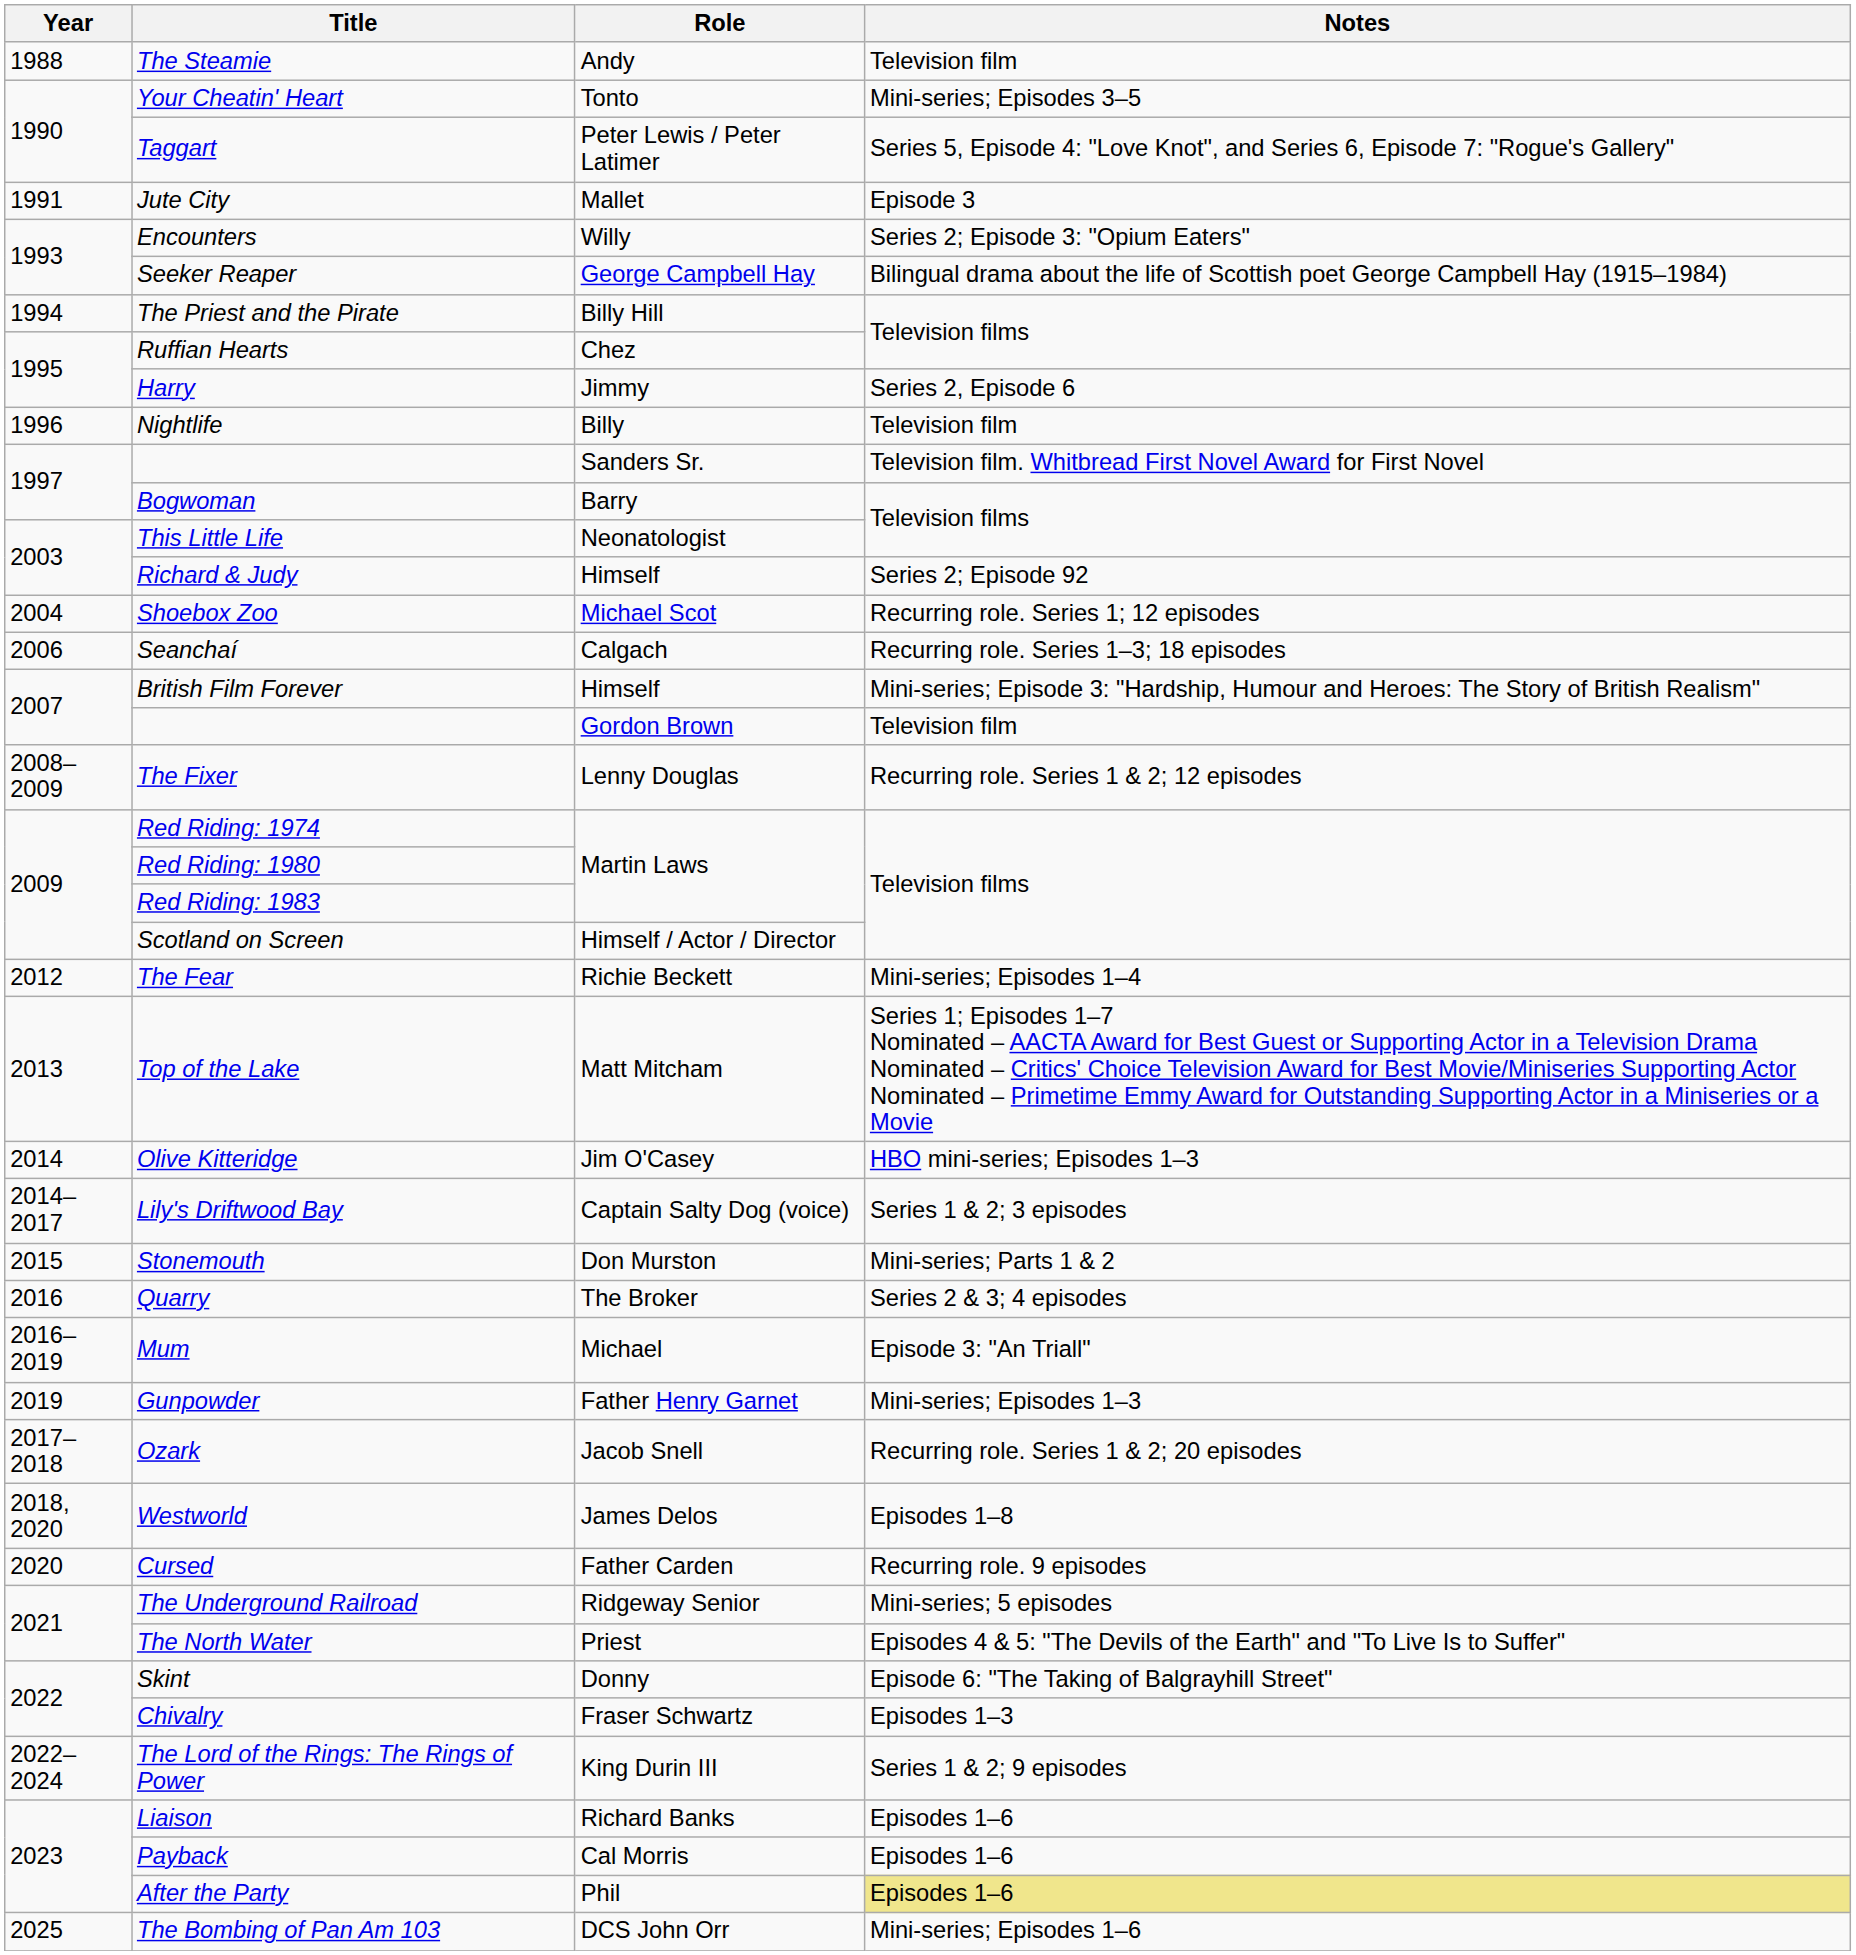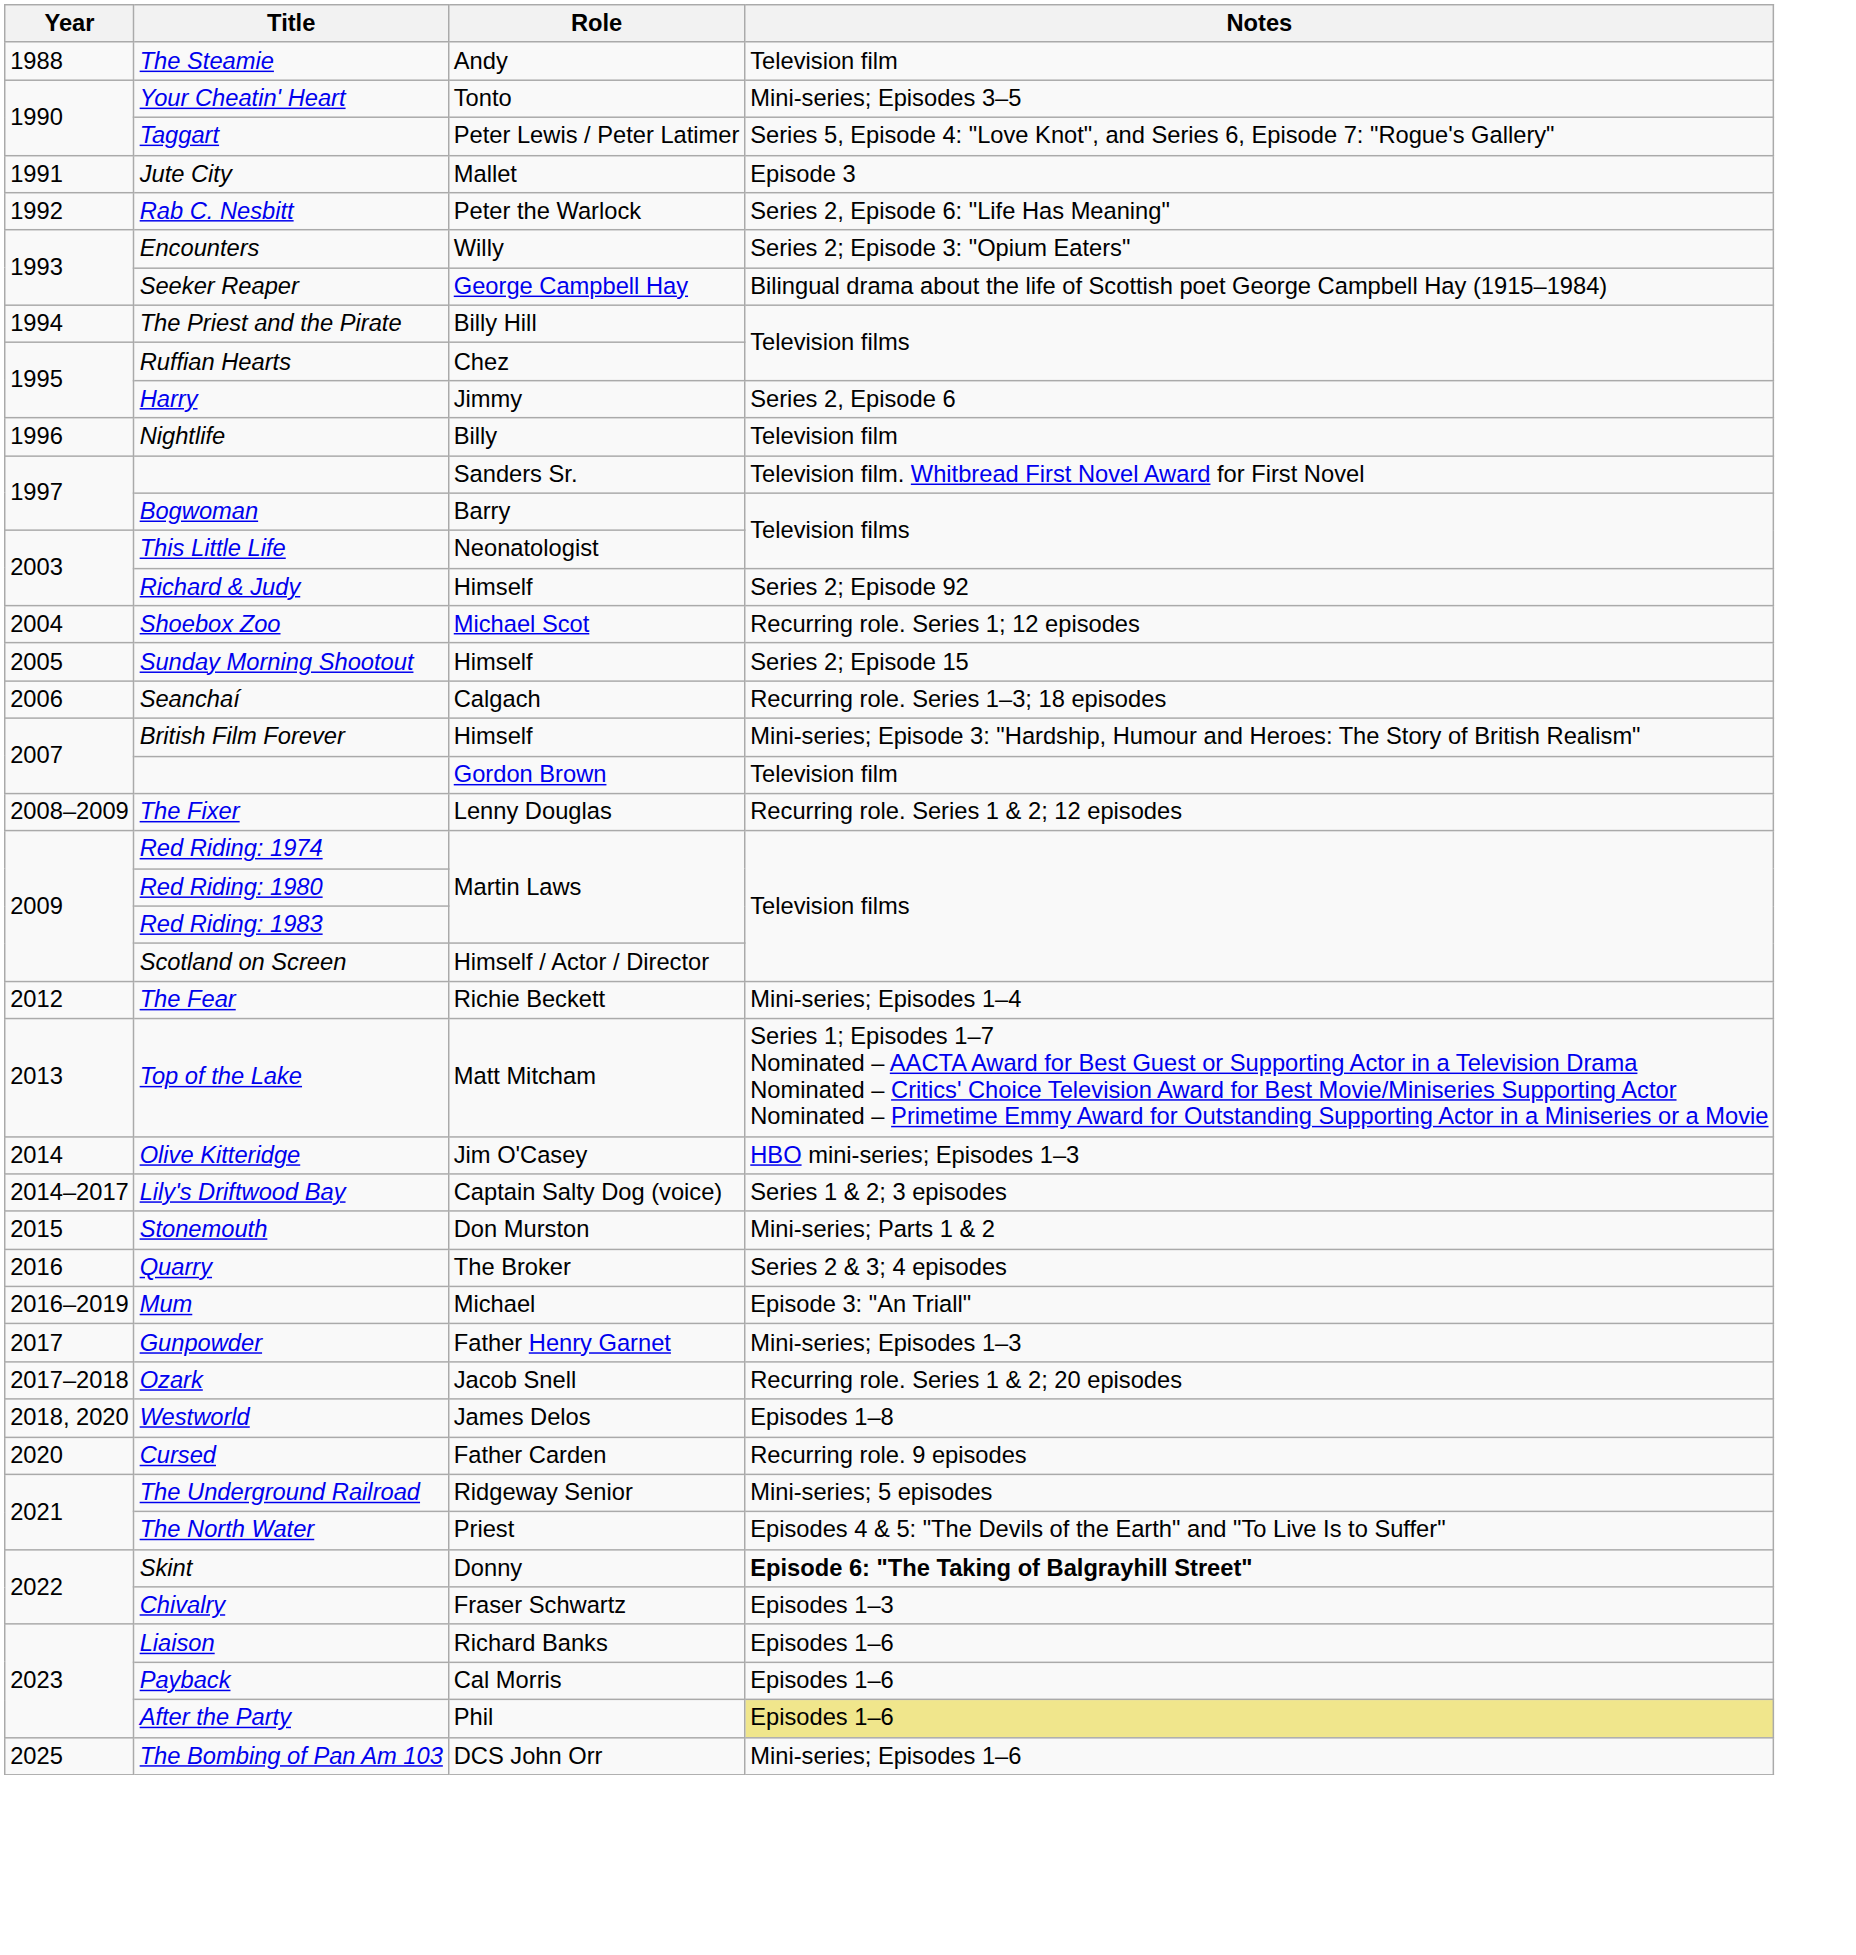+ row: (217, 211)
+ row: (277, 661)
(37, 1400) 2019 -> (37, 1342) 2017
(1101, 1679) normal -> (1001, 1567) bold
- row: (324, 1767)
